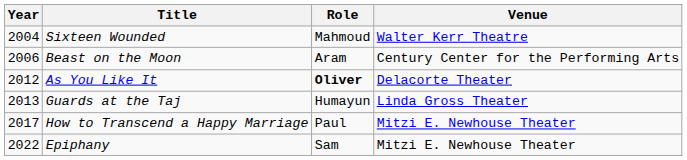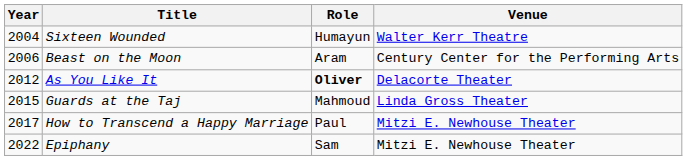(343, 37) Mahmoud -> (343, 37) Humayun
(24, 102) 2013 -> (24, 102) 2015
(343, 102) Humayun -> (343, 102) Mahmoud
